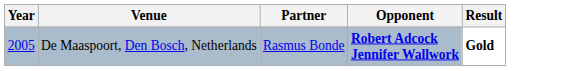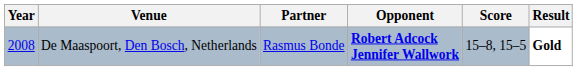+ column: (496, 16)
(21, 46) 2005 -> (21, 46) 2008
